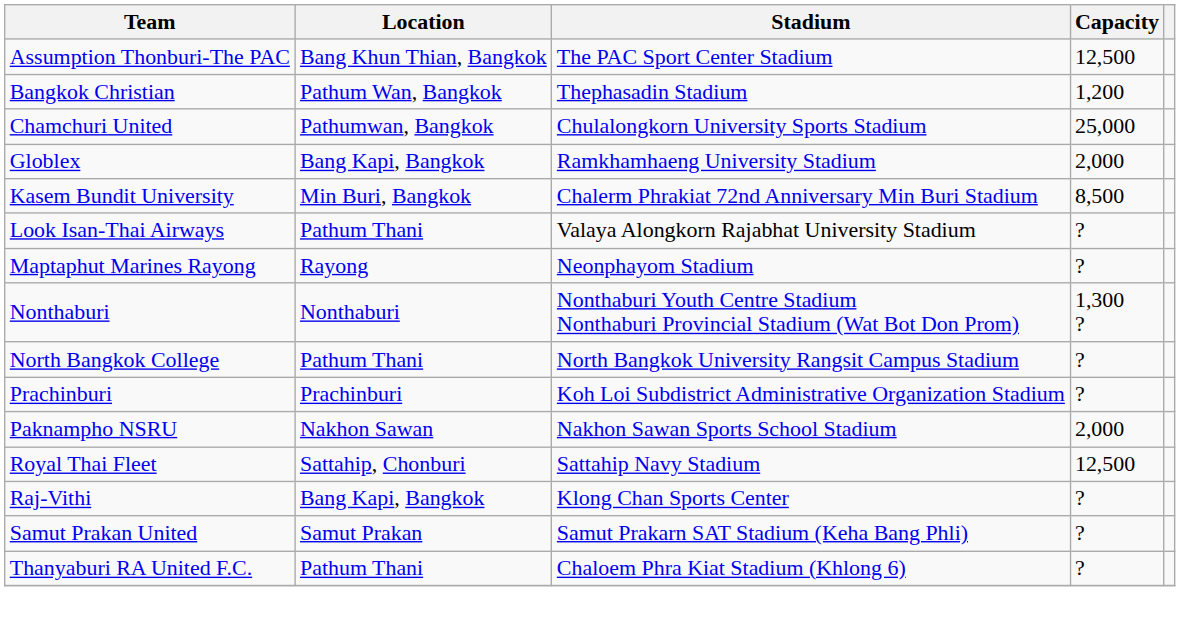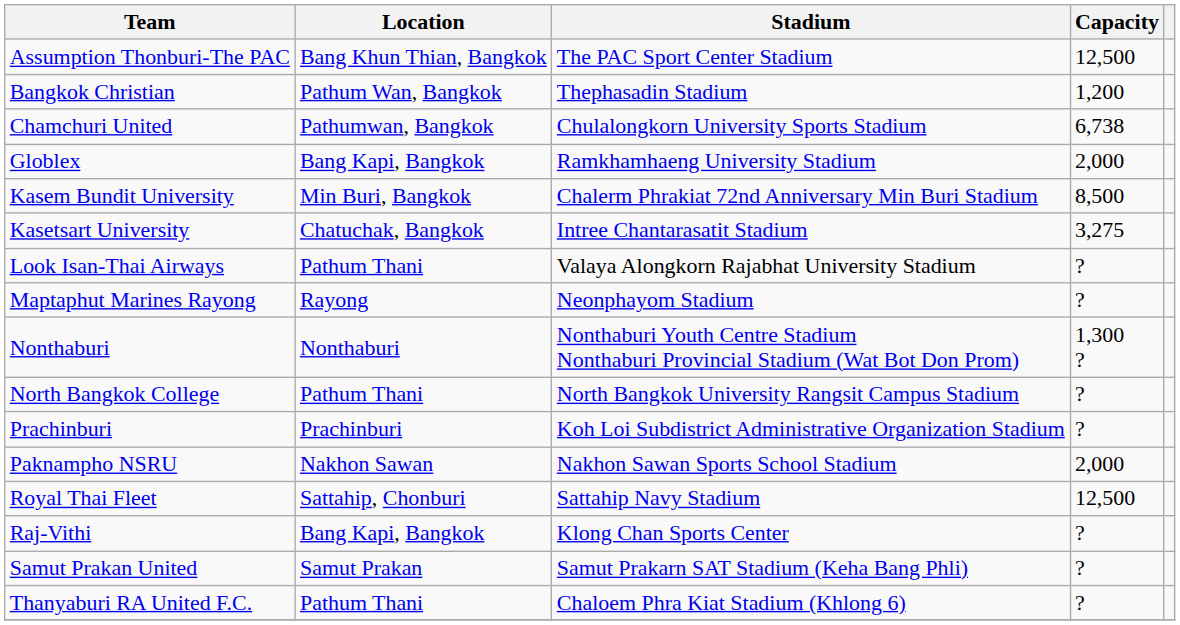(1105, 126) 25,000 -> (1100, 126) 6,738
+ row: (100, 230)
